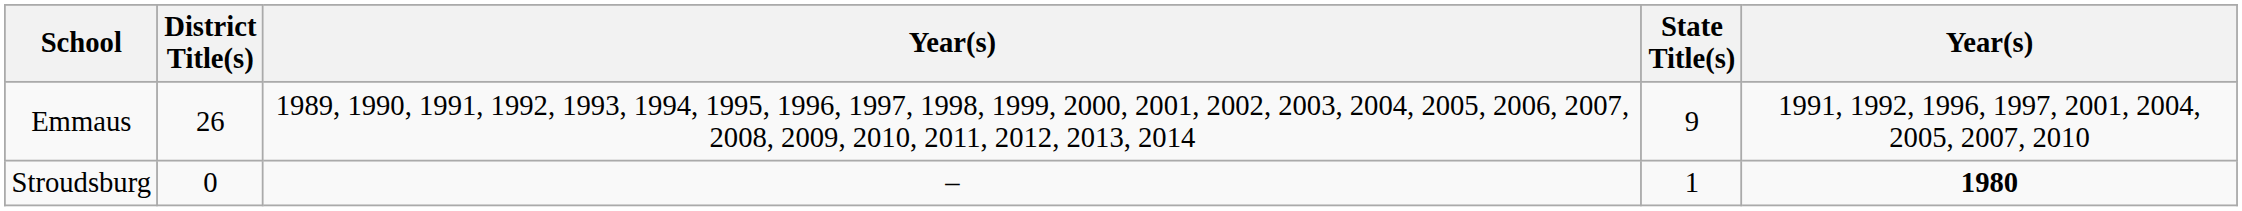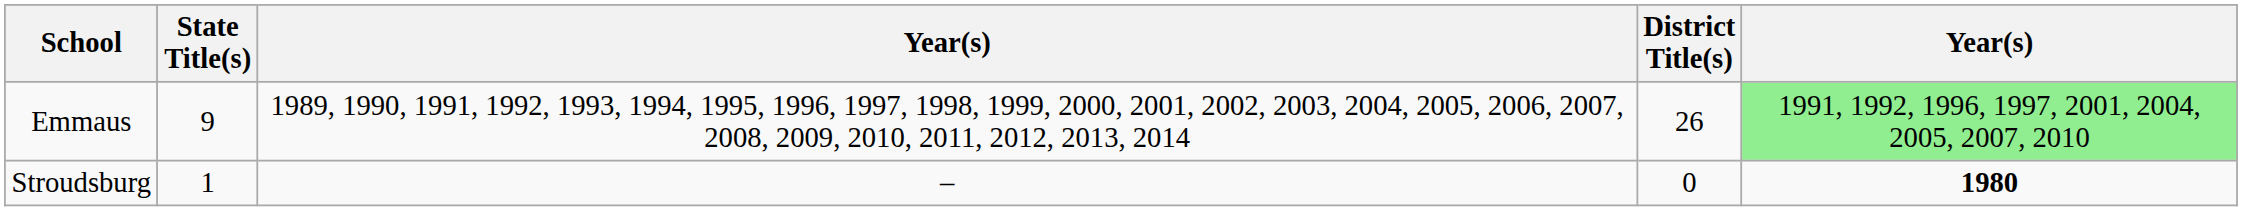columns swapped: (210, 43) <-> (1692, 43)
(1990, 120) no background -> (1990, 120) lightgreen background
